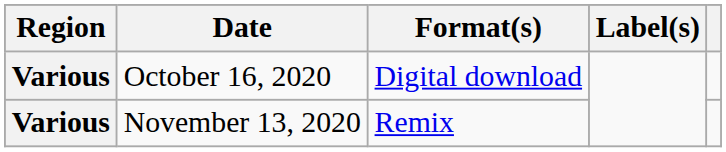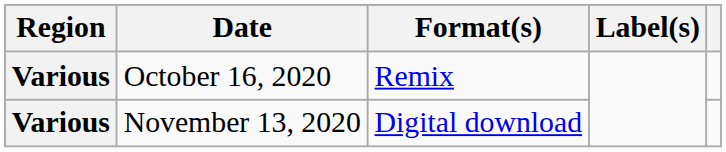(478, 75) Digital download -> (414, 75) Remix
(414, 122) Remix -> (478, 122) Digital download
